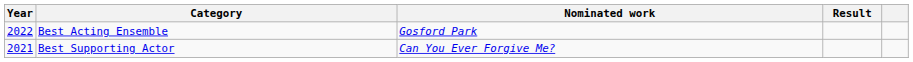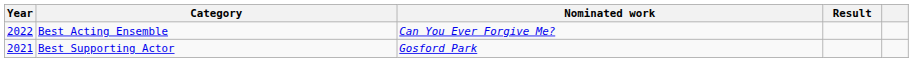(438, 31) Gosford Park -> (477, 31) Can You Ever Forgive Me?
(477, 48) Can You Ever Forgive Me? -> (438, 48) Gosford Park
